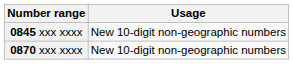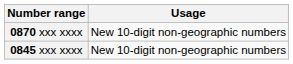rows swapped: (46, 31) <-> (46, 50)
